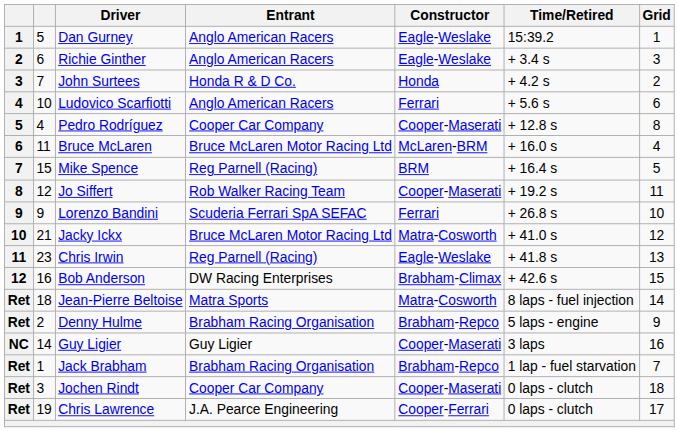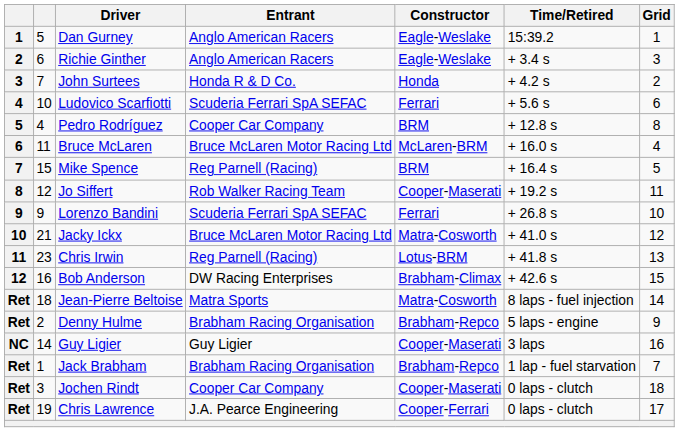(261, 103) Anglo American Racers -> (278, 103) Scuderia Ferrari SpA SEFAC
(450, 125) Cooper-Maserati -> (414, 125) BRM
(445, 256) Eagle-Weslake -> (433, 256) Lotus-BRM
